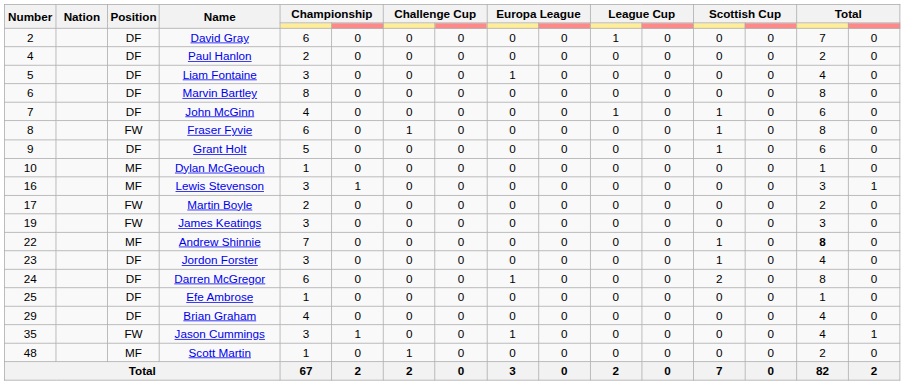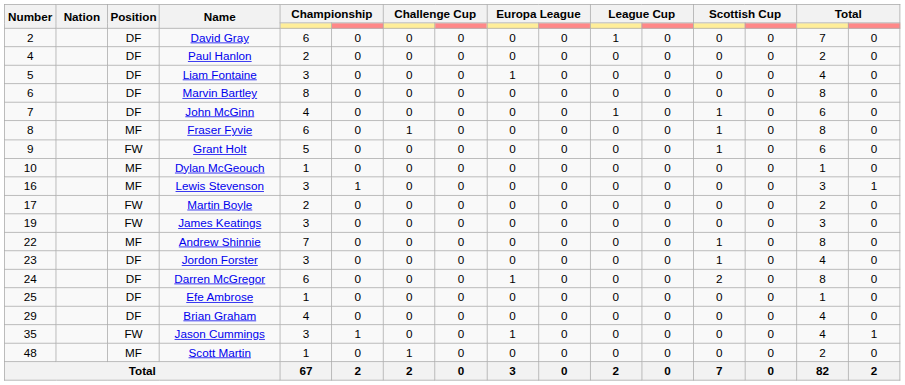(133, 130) FW -> (133, 130) MF
(133, 149) DF -> (133, 149) FW
(822, 242) bold -> (822, 242) normal
